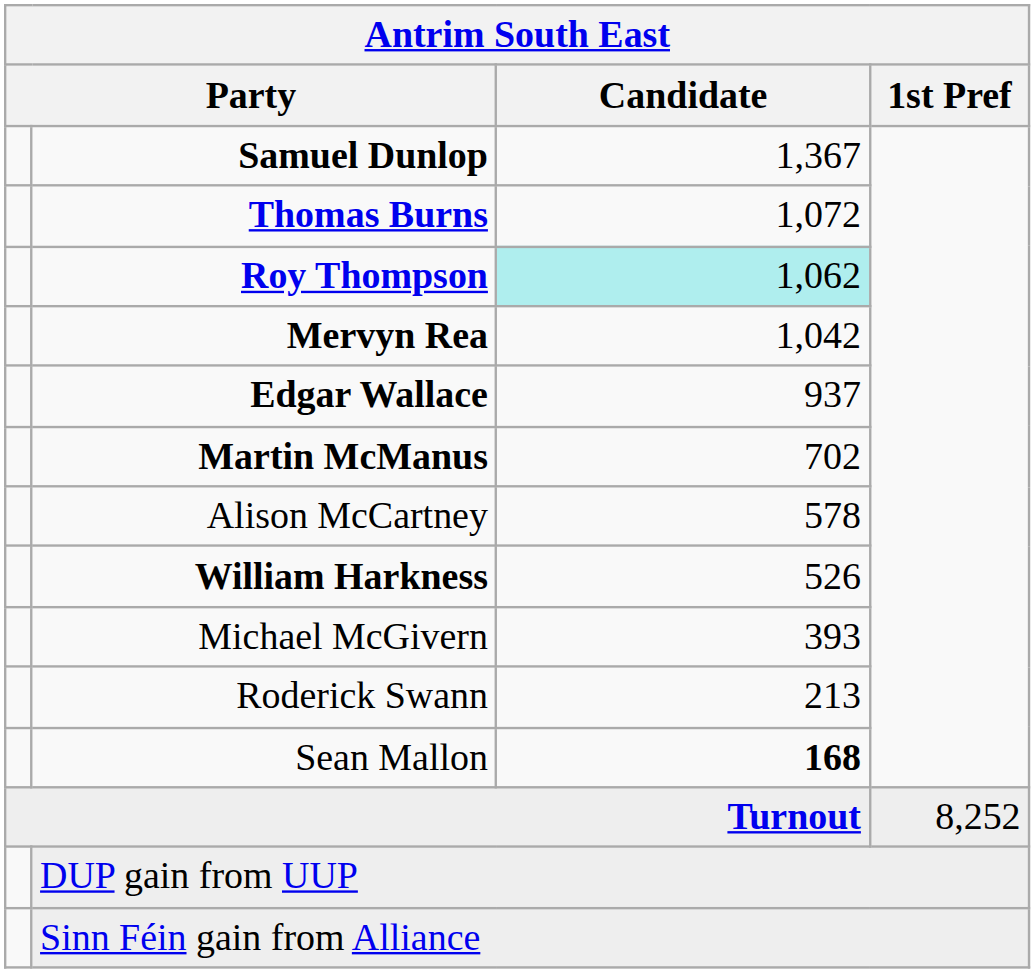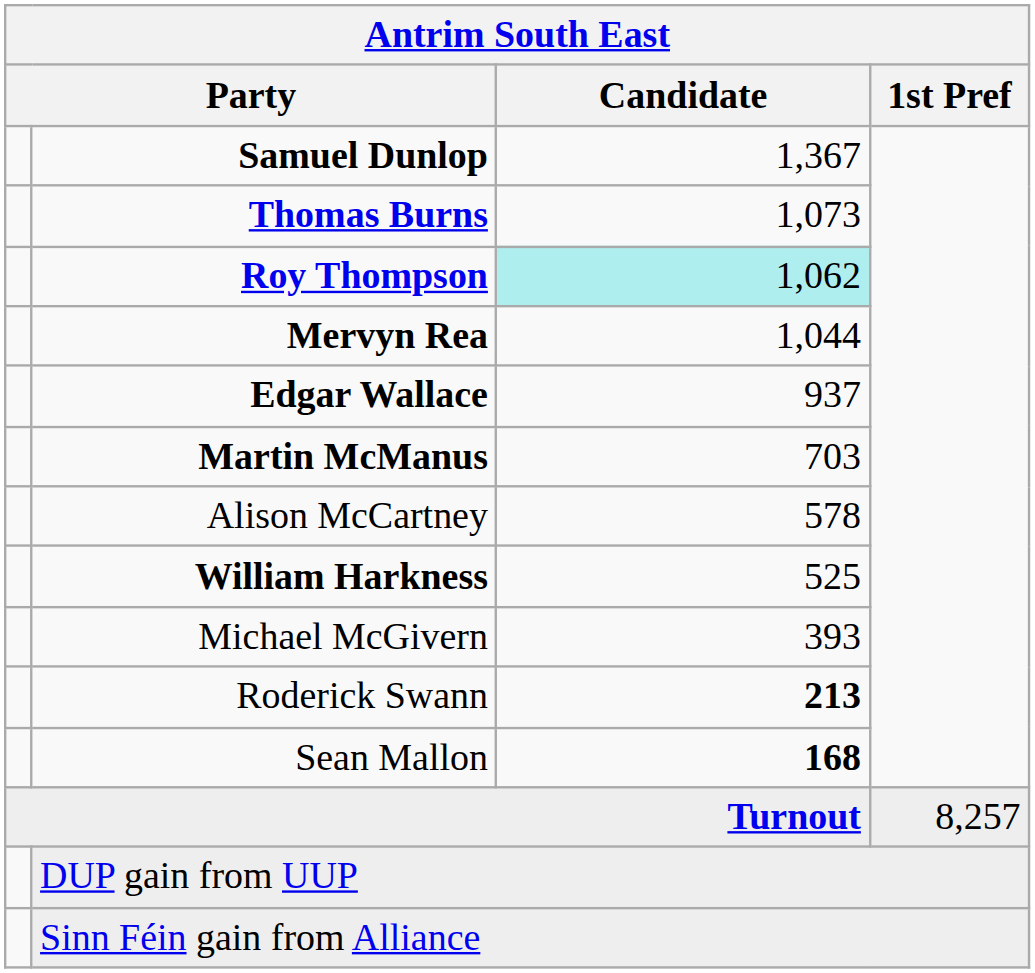(818, 214) 1,072 -> (818, 214) 1,073
(818, 335) 1,042 -> (818, 335) 1,044
(832, 455) 702 -> (832, 455) 703
(832, 575) 526 -> (832, 575) 525
(832, 696) normal -> (832, 696) bold
(978, 816) 8,252 -> (978, 816) 8,257
